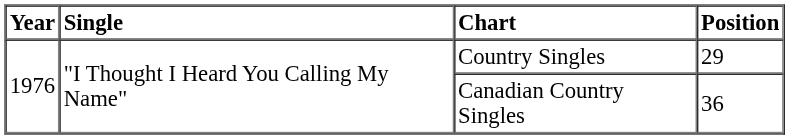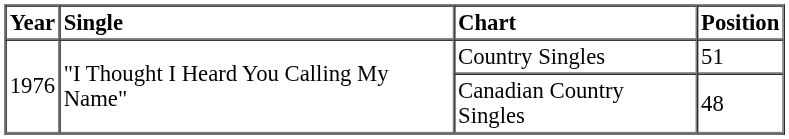(712, 56) 29 -> (712, 56) 51
(712, 103) 36 -> (712, 103) 48
